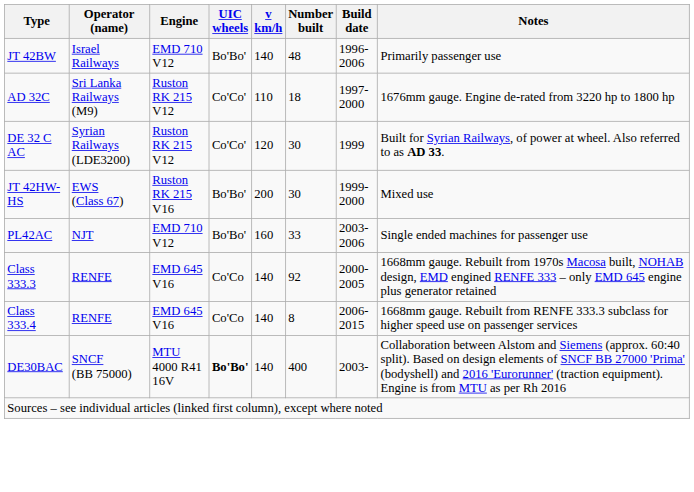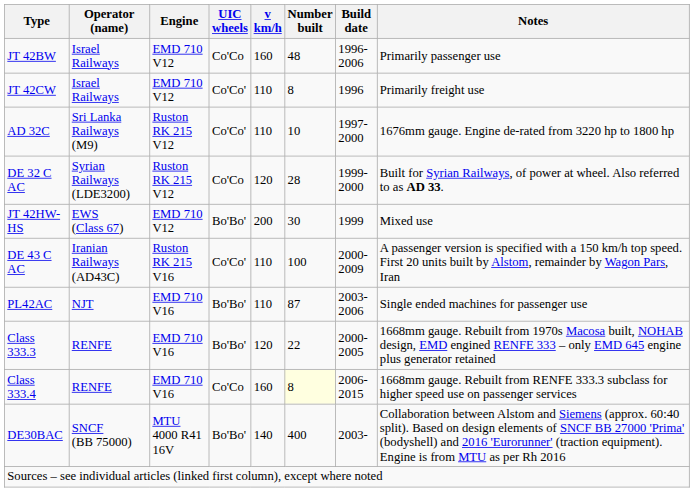(229, 55) Bo'Bo' -> (228, 55) Co'Co
(264, 55) 140 -> (263, 55) 160
+ row: (32, 90)
(295, 97) 18 -> (294, 131) 10
(229, 145) Co'Co' -> (228, 180) Co'Co
(295, 145) 30 -> (294, 180) 28
(352, 145) 1999 -> (353, 180) 1999-2000
(172, 194) Ruston RK 215 V16 -> (177, 221) EMD 710 V12
(354, 194) 1999-2000 -> (351, 221) 1999
+ row: (29, 262)
(177, 235) EMD 710 V12 -> (177, 304) EMD 710 V16
(264, 235) 160 -> (263, 304) 110
(295, 235) 33 -> (294, 304) 87
(177, 277) EMD 645 V16 -> (177, 345) EMD 710 V16
(228, 277) Co'Co -> (229, 345) Bo'Bo'
(264, 277) 140 -> (263, 345) 120
(295, 277) 92 -> (294, 345) 22
(177, 318) EMD 645 V16 -> (177, 386) EMD 710 V16
(264, 318) 140 -> (263, 386) 160
(291, 318) no background -> (291, 386) lightyellow background
(230, 366) bold -> (229, 435) normal
